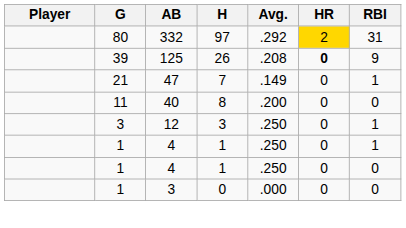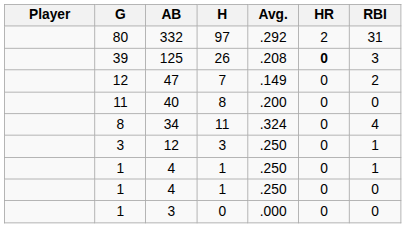(324, 37) gold background -> (324, 37) no background
(375, 59) 9 -> (375, 59) 3
(120, 80) 21 -> (120, 80) 12
(375, 80) 1 -> (375, 80) 2
+ row: (171, 124)
